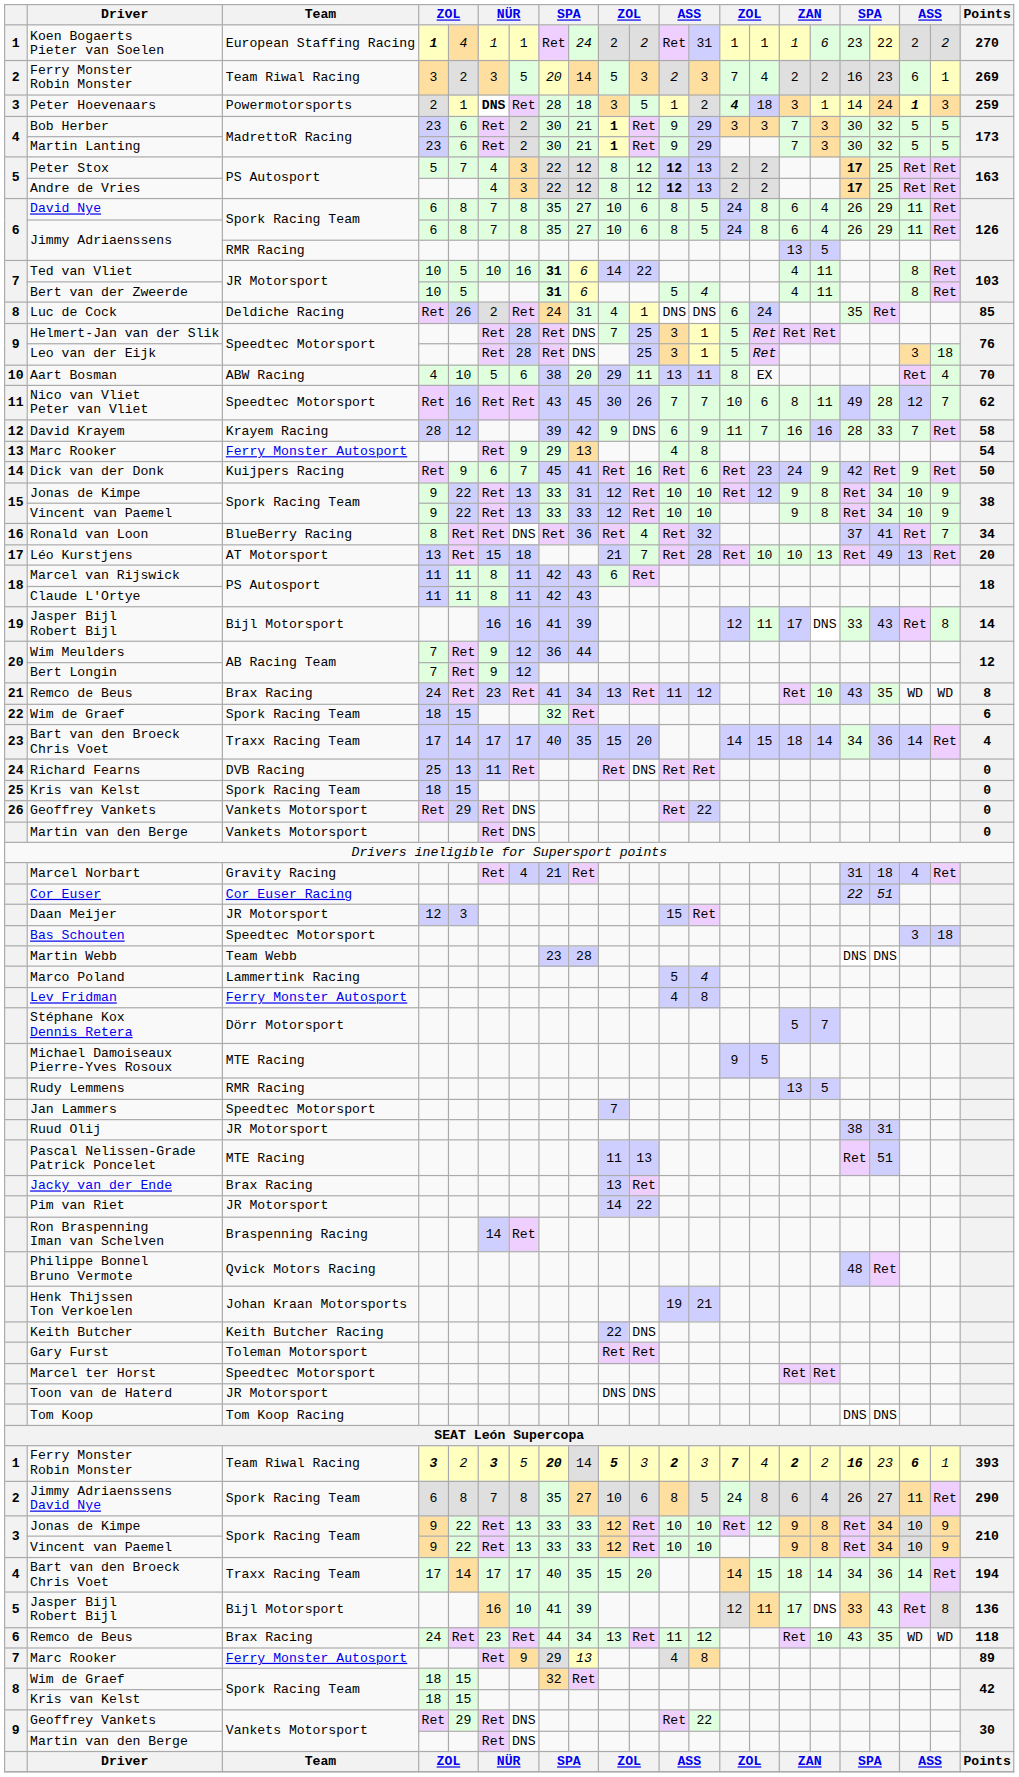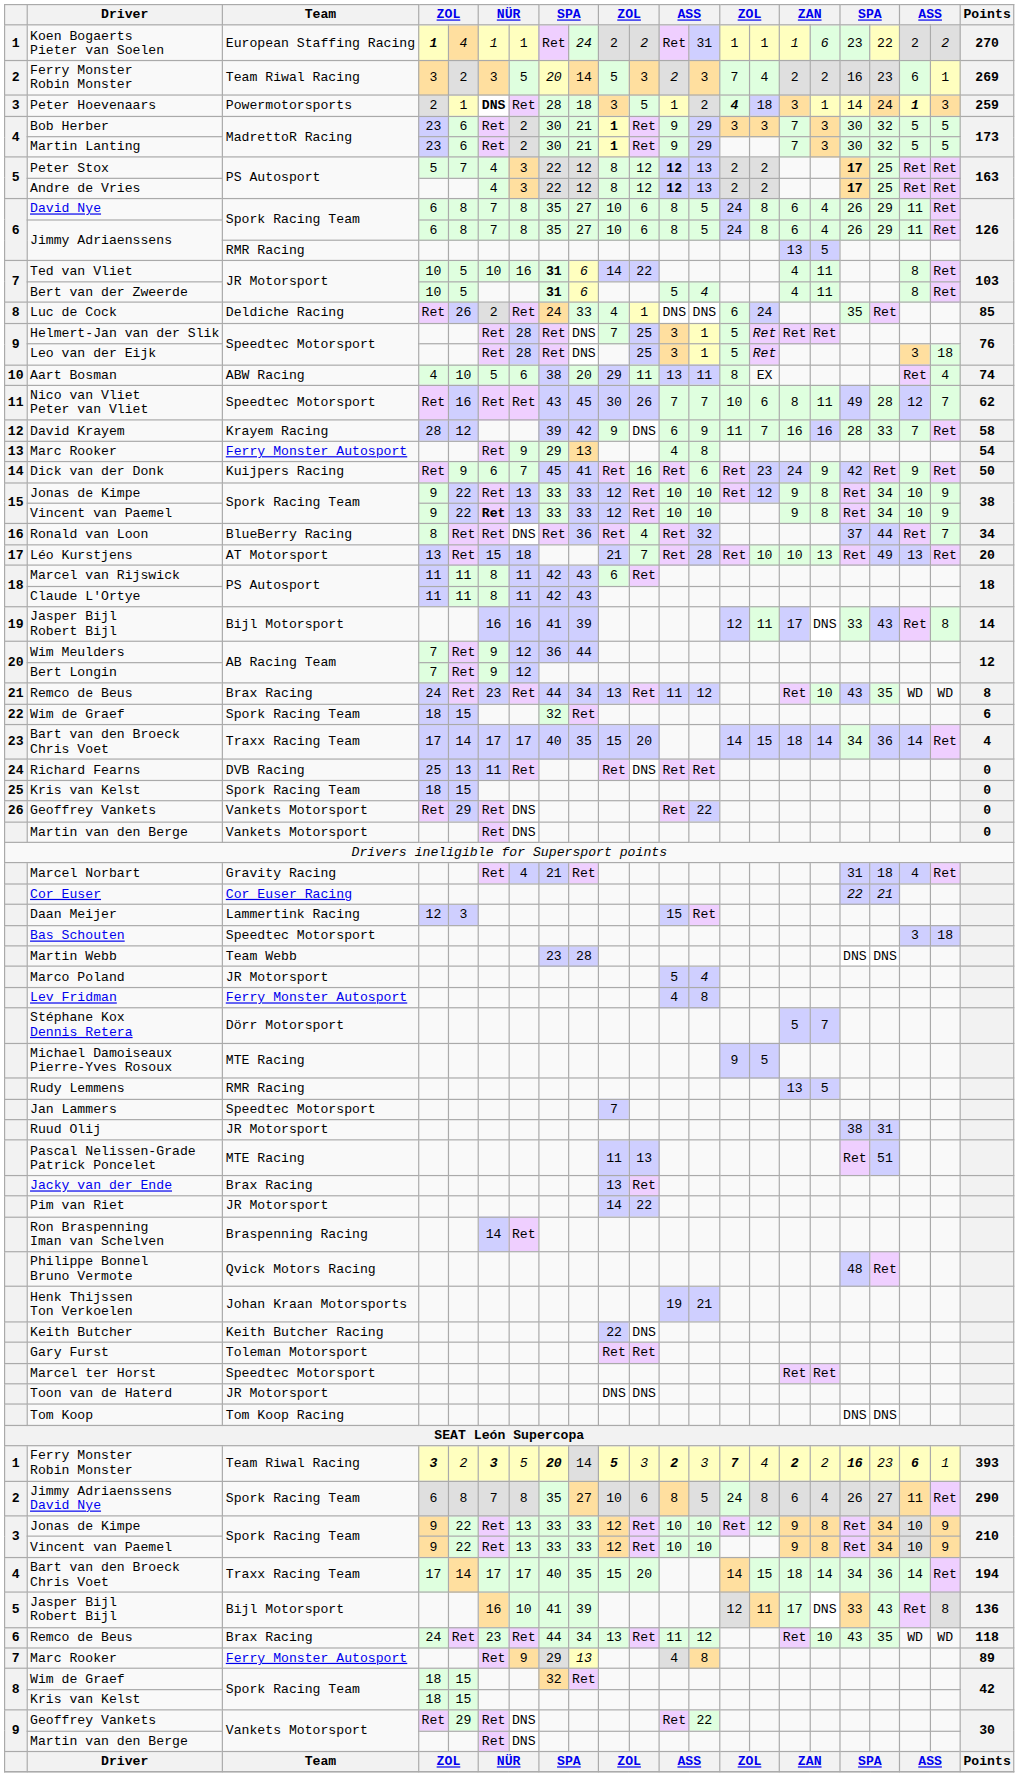(584, 313) 31 -> (584, 313) 33
(987, 375) 70 -> (987, 375) 74
(584, 493) 31 -> (584, 493) 33
(494, 514) normal -> (494, 514) bold
(885, 534) 41 -> (885, 534) 44
(554, 694) 41 -> (554, 694) 44
(885, 894) 51 -> (885, 894) 21
(277, 915) JR Motorsport -> (293, 915) Lammertink Racing
(293, 977) Lammertink Racing -> (277, 977) JR Motorsport
